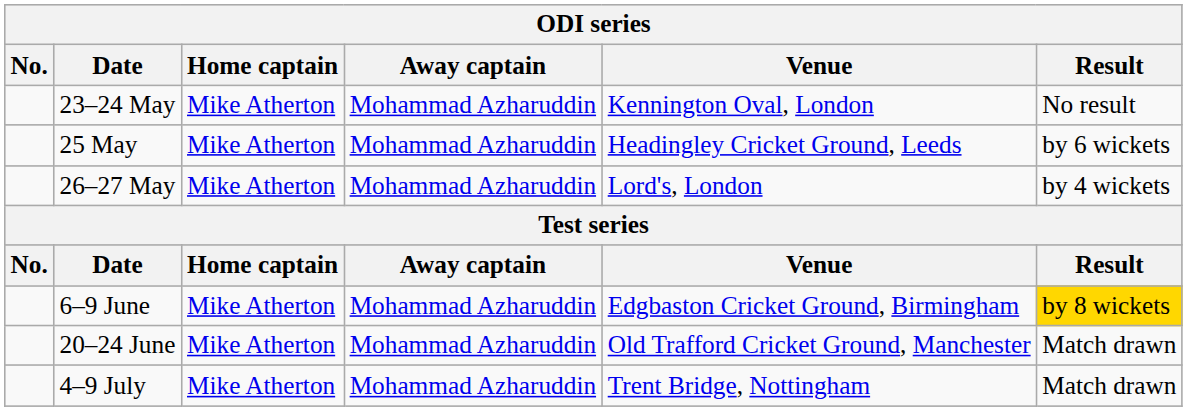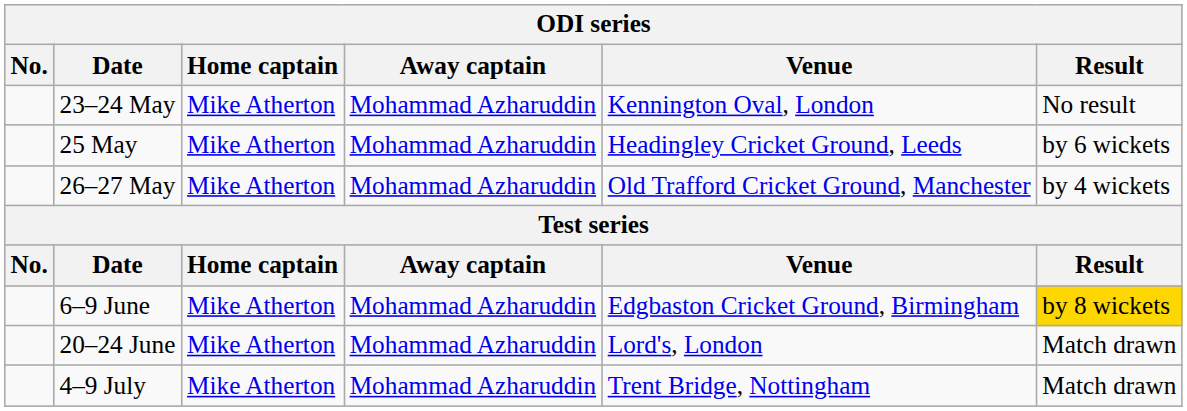(685, 184) Lord's, London -> (819, 184) Old Trafford Cricket Ground, Manchester
(819, 345) Old Trafford Cricket Ground, Manchester -> (685, 345) Lord's, London
